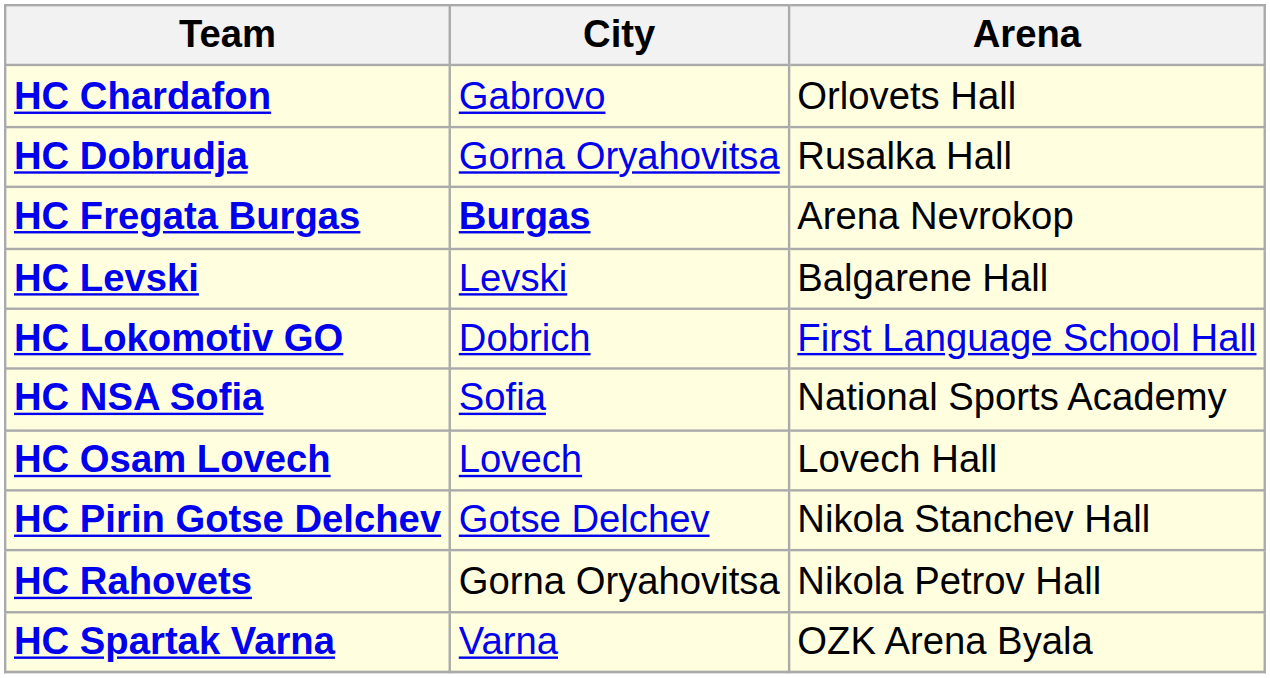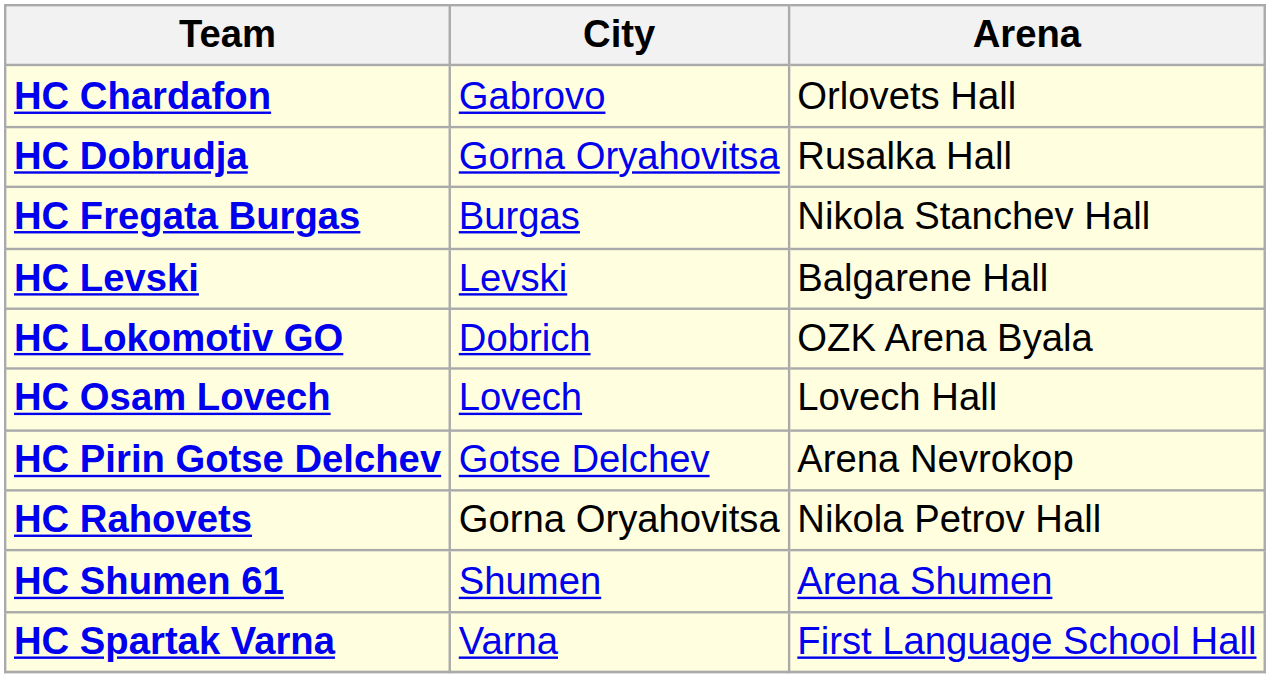(525, 216) bold -> (519, 216) normal
(936, 216) Arena Nevrokop -> (974, 216) Nikola Stanchev Hall
(1027, 338) First Language School Hall -> (945, 338) OZK Arena Byala
- row: (139, 398)
(974, 519) Nikola Stanchev Hall -> (936, 459) Arena Nevrokop
+ row: (149, 580)
(945, 641) OZK Arena Byala -> (1027, 641) First Language School Hall
